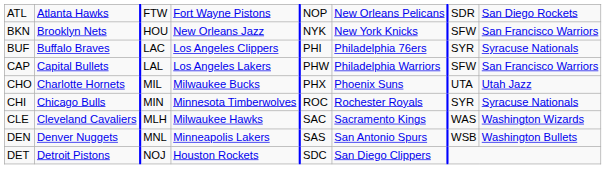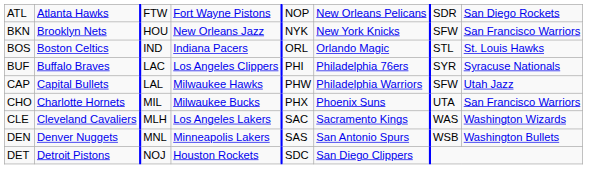+ row: (19, 48)
(222, 66) Los Angeles Lakers -> (218, 84) Milwaukee Hawks
(540, 66) San Francisco Warriors -> (489, 84) Utah Jazz
(507, 84) Utah Jazz -> (522, 102) San Francisco Warriors
- row: (17, 102)
(218, 119) Milwaukee Hawks -> (222, 119) Los Angeles Lakers
